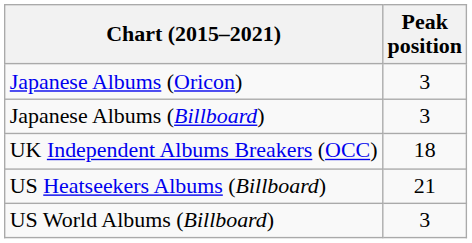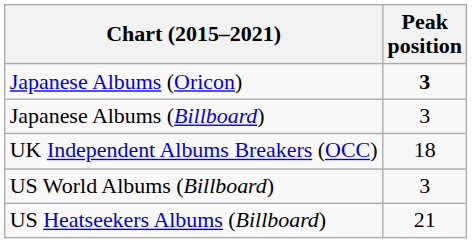(425, 81) normal -> (425, 81) bold
rows swapped: (168, 185) <-> (142, 220)
